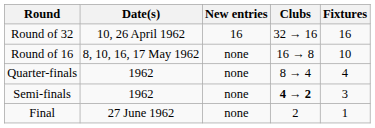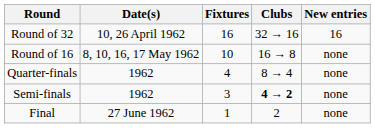columns swapped: (345, 14) <-> (236, 14)
